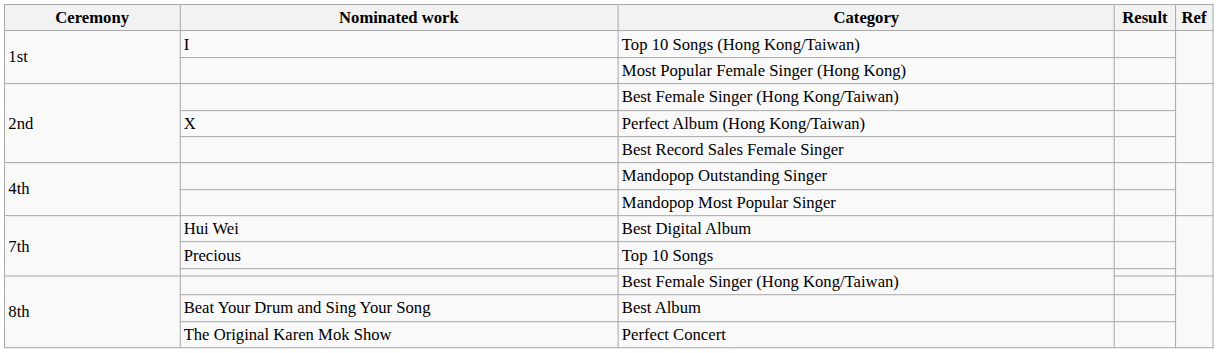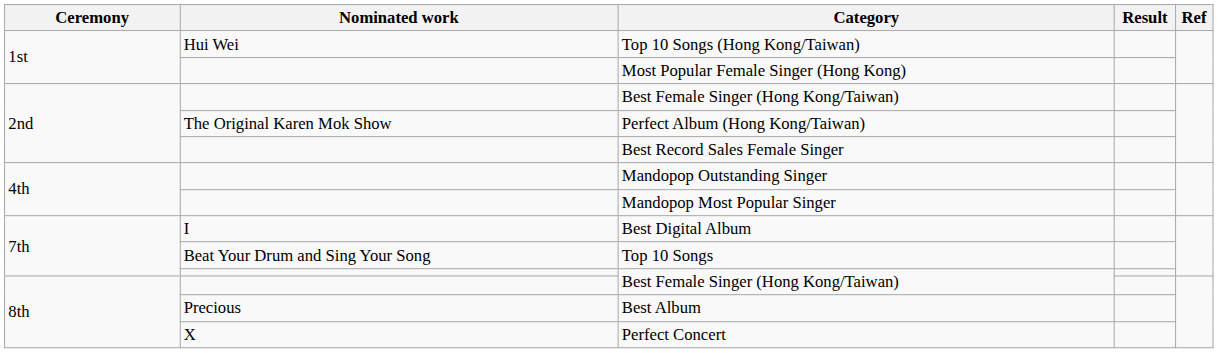(186, 44) I -> (211, 44) Hui Wei
(190, 123) X -> (288, 123) The Original Karen Mok Show
(211, 228) Hui Wei -> (186, 228) I
(212, 255) Precious -> (307, 255) Beat Your Drum and Sing Your Song
(307, 307) Beat Your Drum and Sing Your Song -> (212, 307) Precious
(288, 334) The Original Karen Mok Show -> (190, 334) X
